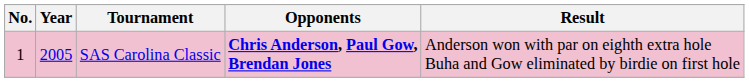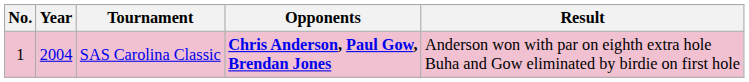(56, 54) 2005 -> (56, 54) 2004
